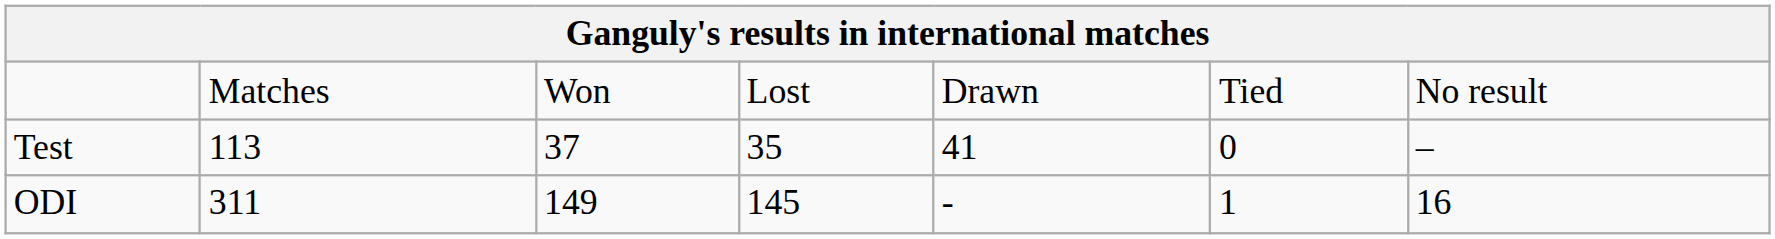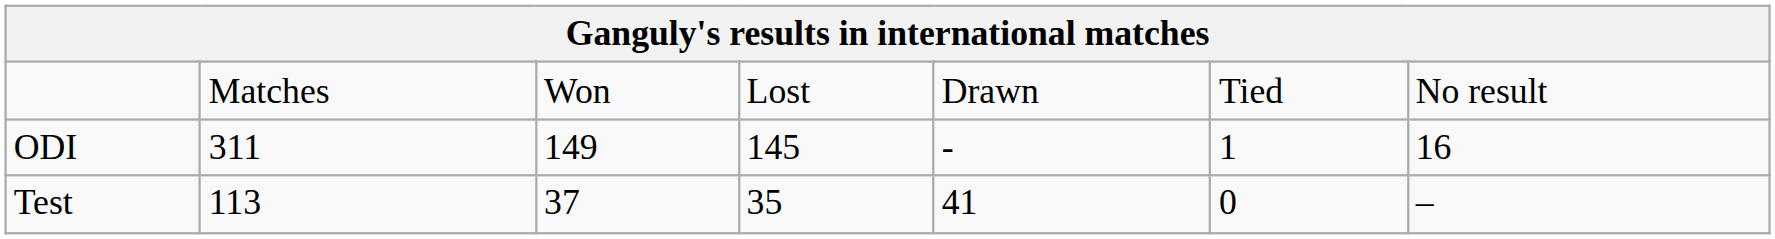rows swapped: (43, 146) <-> (46, 203)
